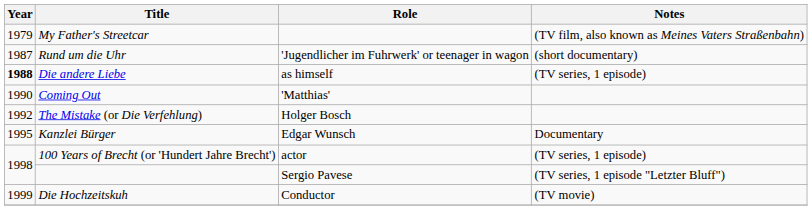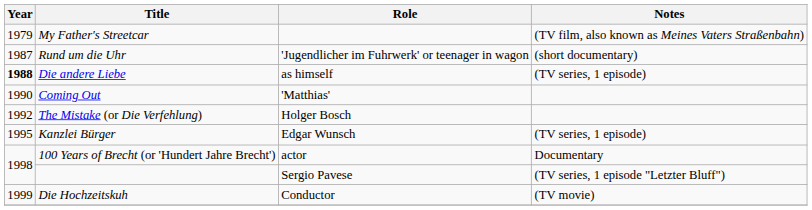(569, 134) Documentary -> (590, 134) (TV series, 1 episode)
(590, 154) (TV series, 1 episode) -> (569, 154) Documentary
